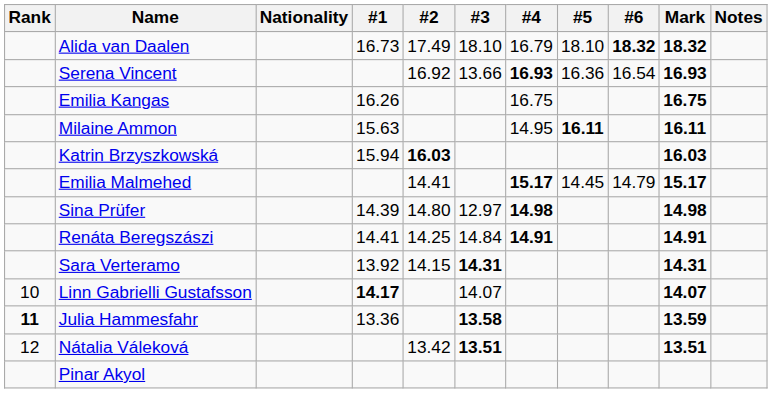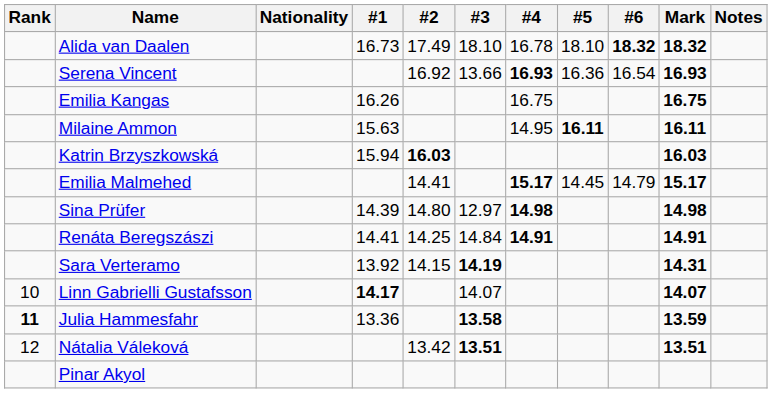(531, 45) 16.79 -> (531, 45) 16.78
(480, 264) 14.31 -> (480, 264) 14.19
